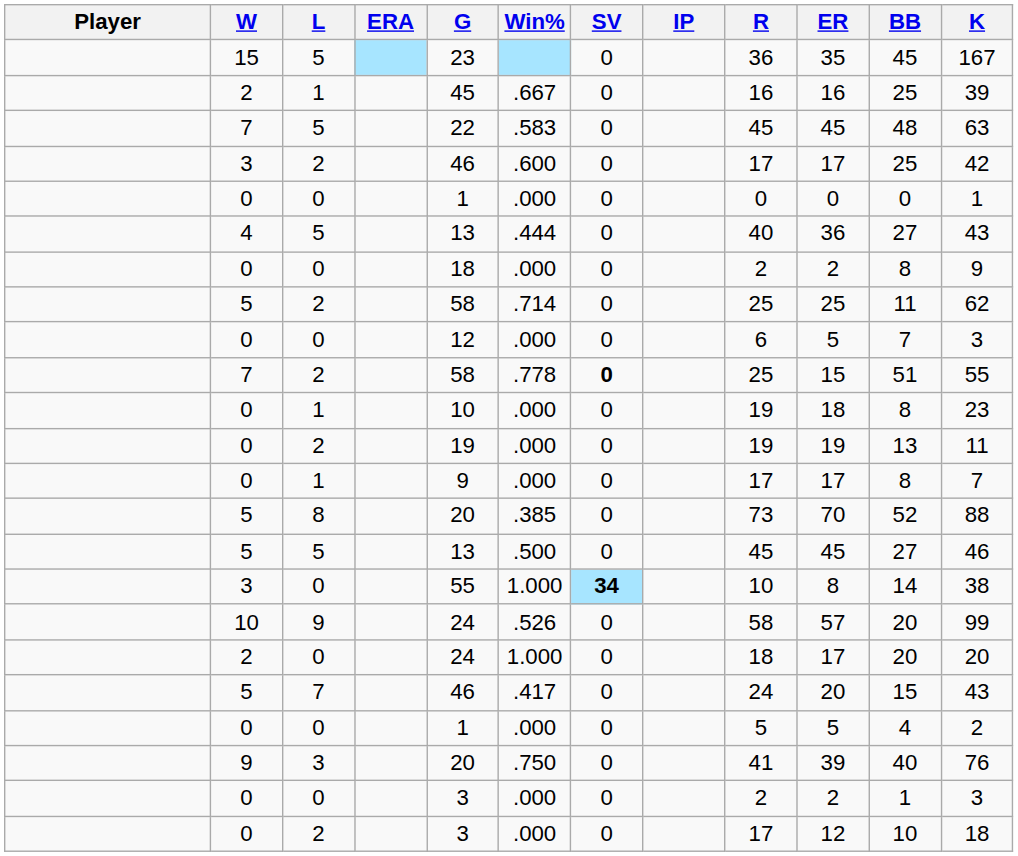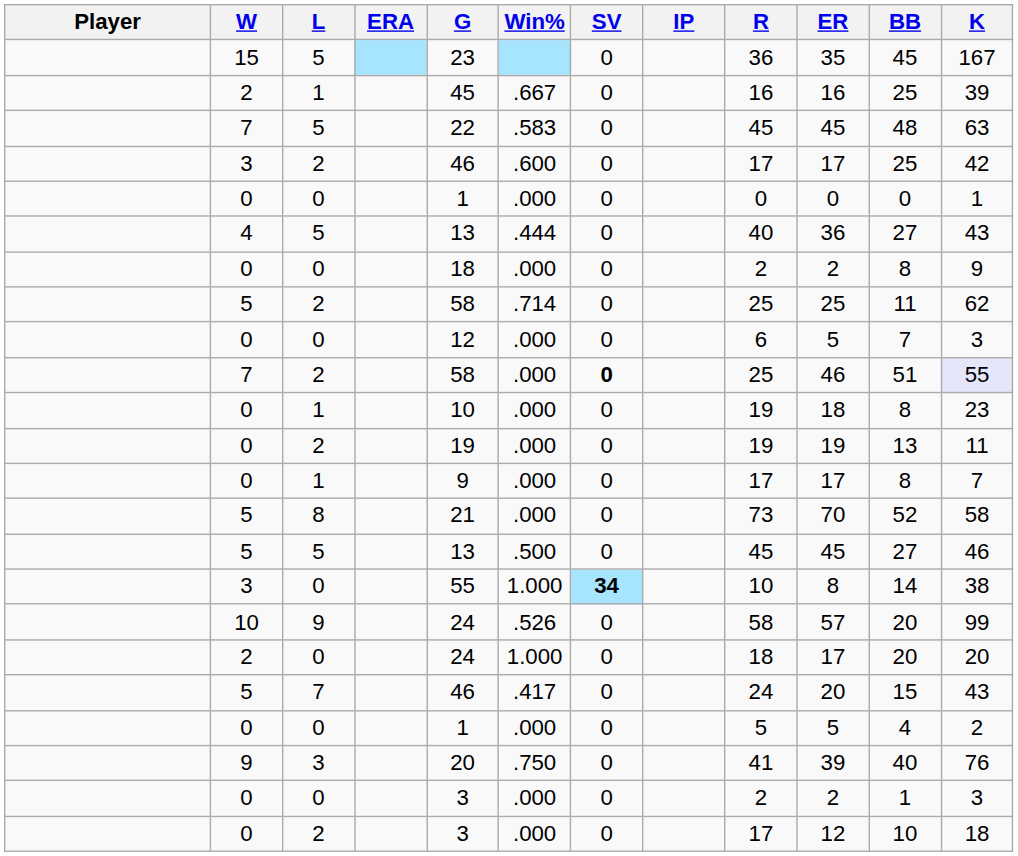(535, 374) .778 -> (535, 374) .000
(833, 374) 15 -> (833, 374) 46
(977, 374) no background -> (977, 374) lavender background
(463, 515) 20 -> (463, 515) 21
(535, 515) .385 -> (535, 515) .000
(977, 515) 88 -> (977, 515) 58
